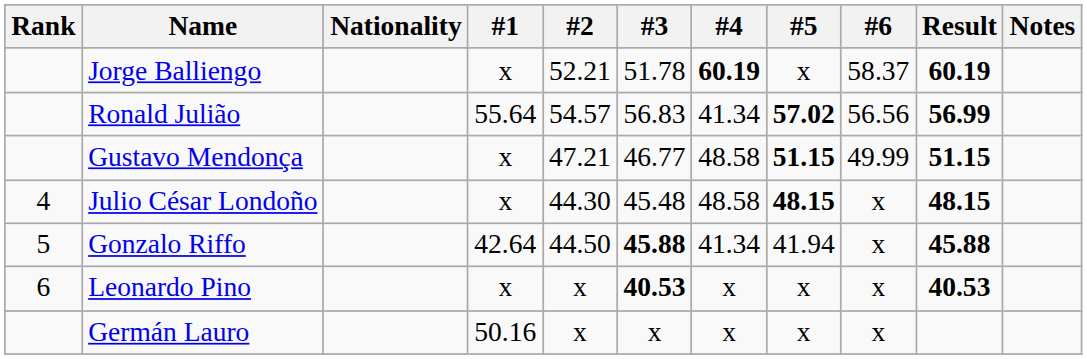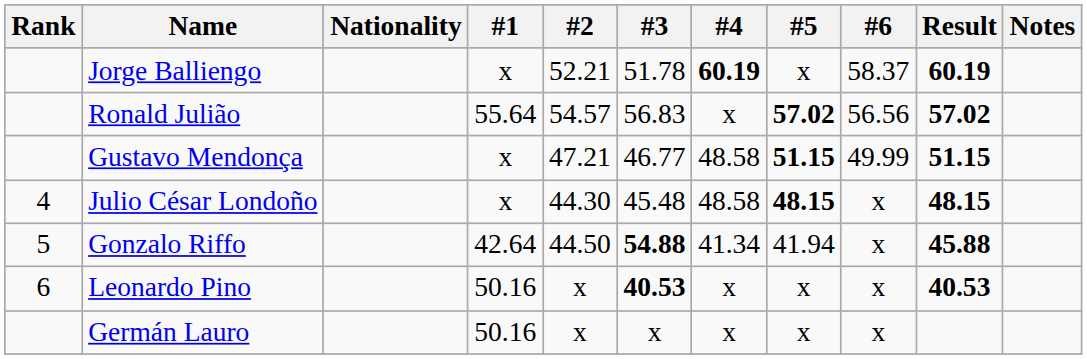(729, 113) 41.34 -> (729, 113) x
(959, 113) 56.99 -> (959, 113) 57.02
(655, 244) 45.88 -> (655, 244) 54.88
(505, 288) x -> (505, 288) 50.16
